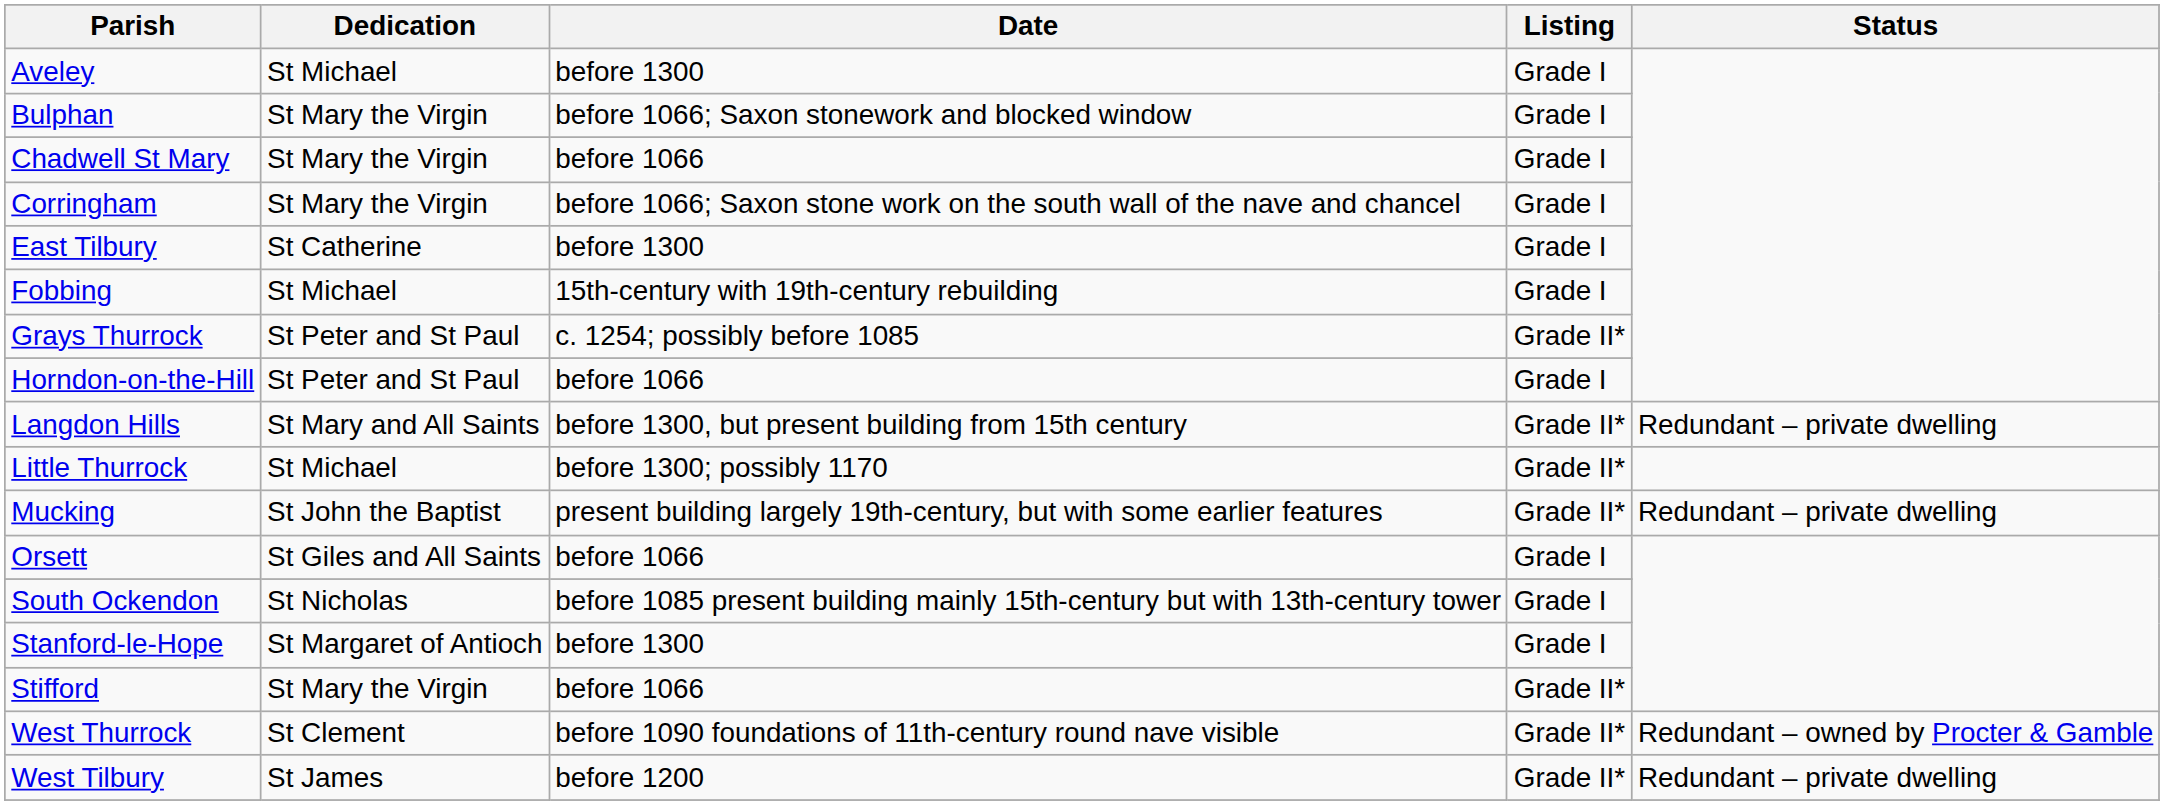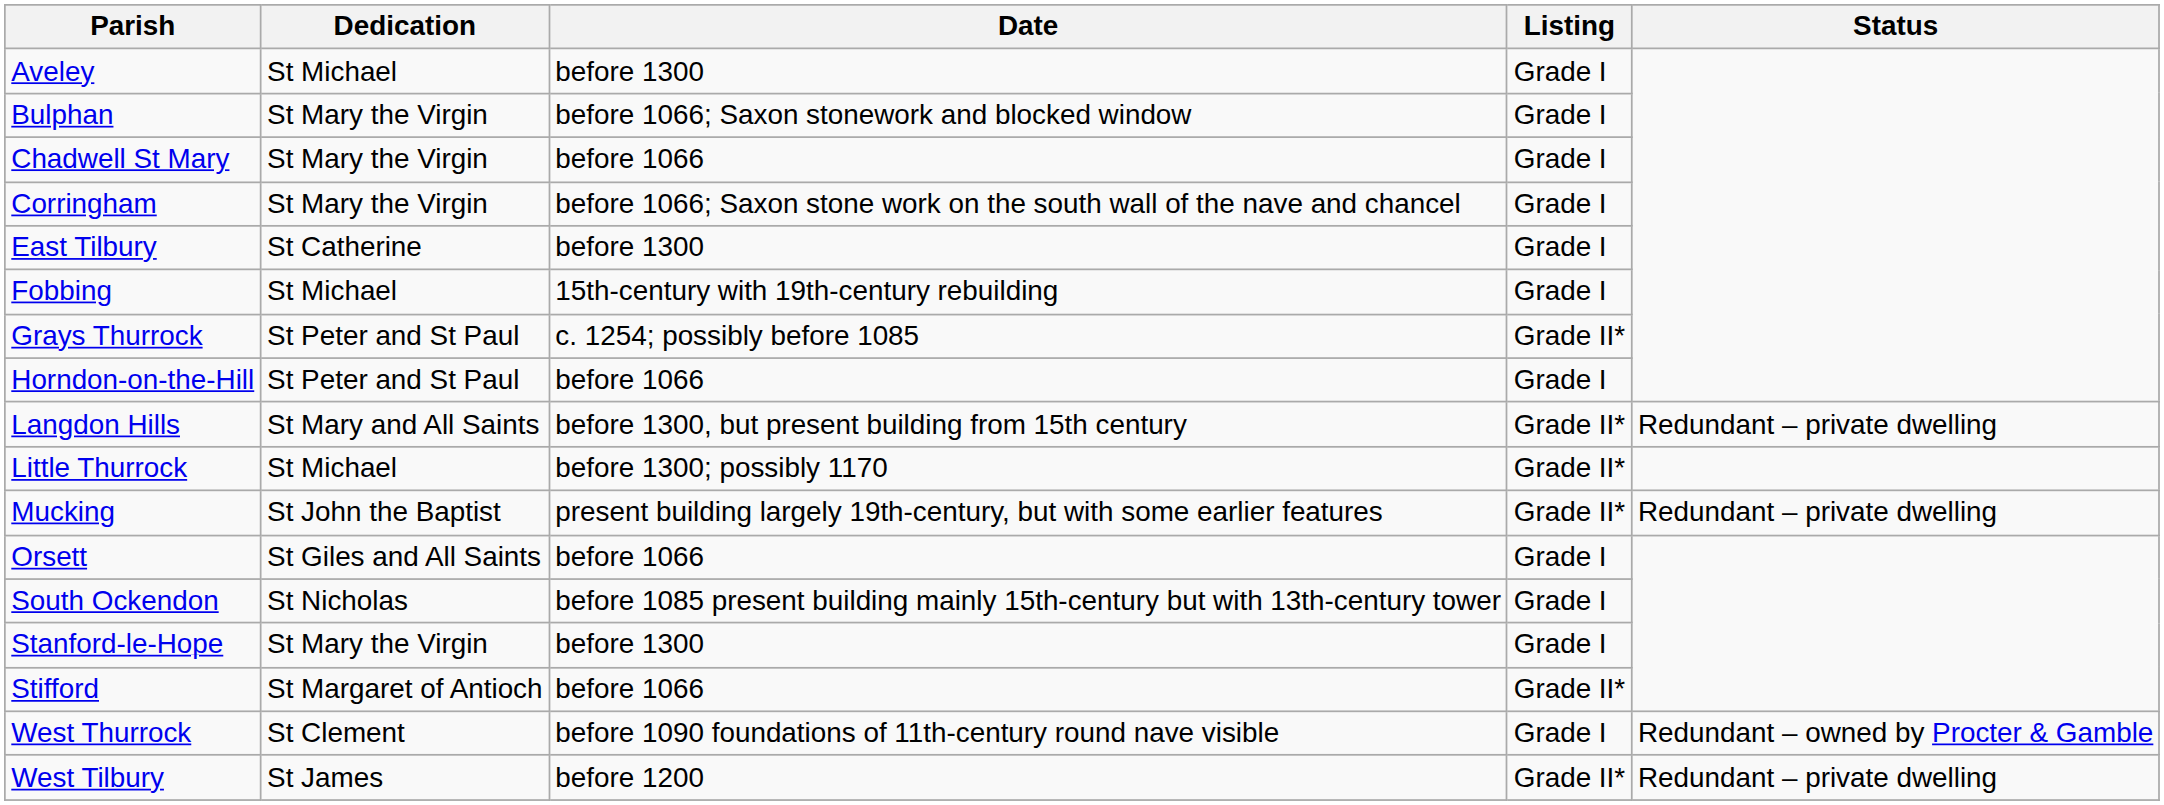(405, 644) St Margaret of Antioch -> (377, 644) St Mary the Virgin
(377, 688) St Mary the Virgin -> (405, 688) St Margaret of Antioch
(1569, 733) Grade II* -> (1560, 733) Grade I
